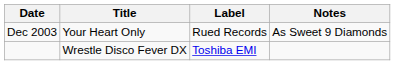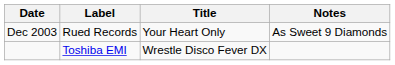columns swapped: (125, 13) <-> (230, 13)
